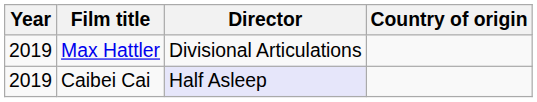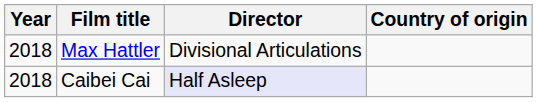(31, 50) 2019 -> (31, 50) 2018
(31, 81) 2019 -> (31, 81) 2018
